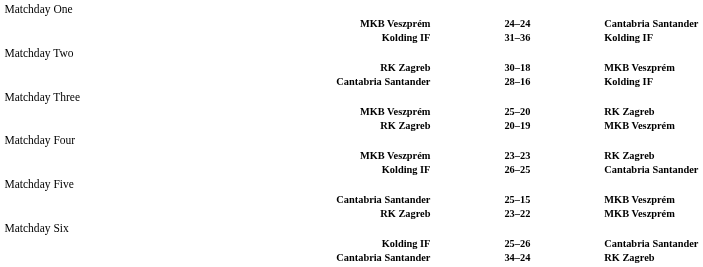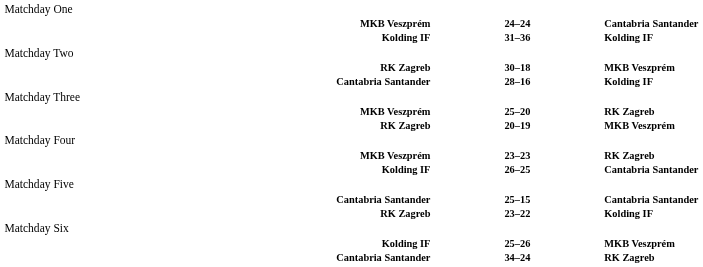(640, 199) MKB Veszprém -> (651, 199) Cantabria Santander
(640, 214) MKB Veszprém -> (629, 214) Kolding IF
(651, 243) Cantabria Santander -> (640, 243) MKB Veszprém
